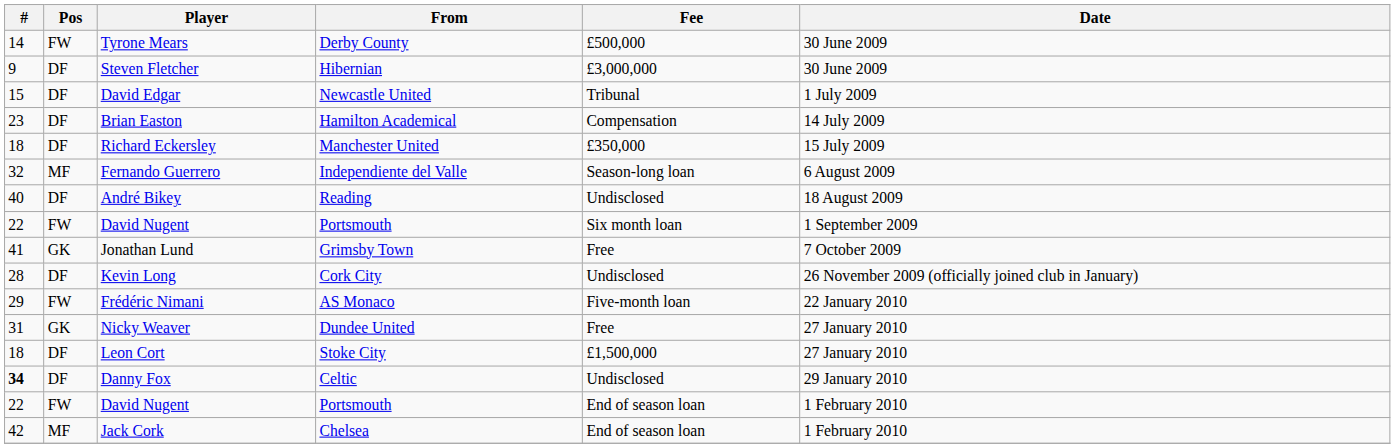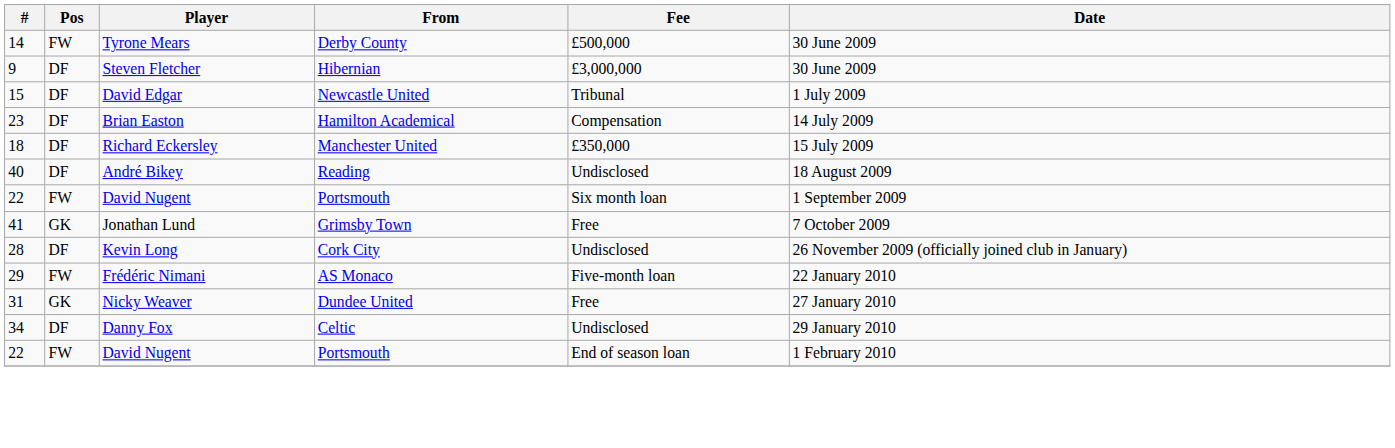- row: (160, 172)
- row: (133, 353)
(16, 378) bold -> (16, 327) normal
- row: (132, 430)
